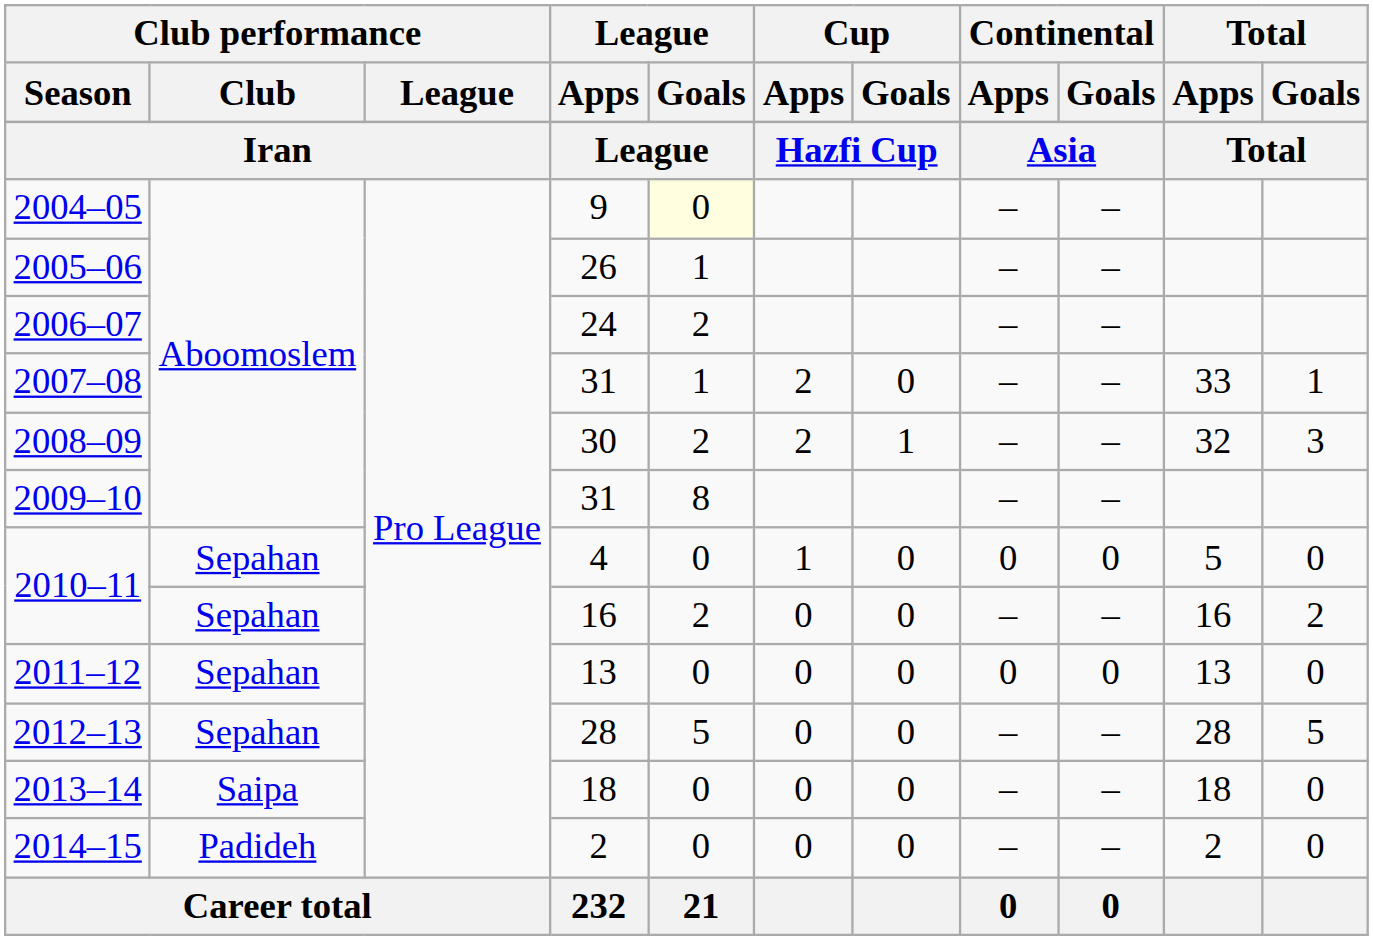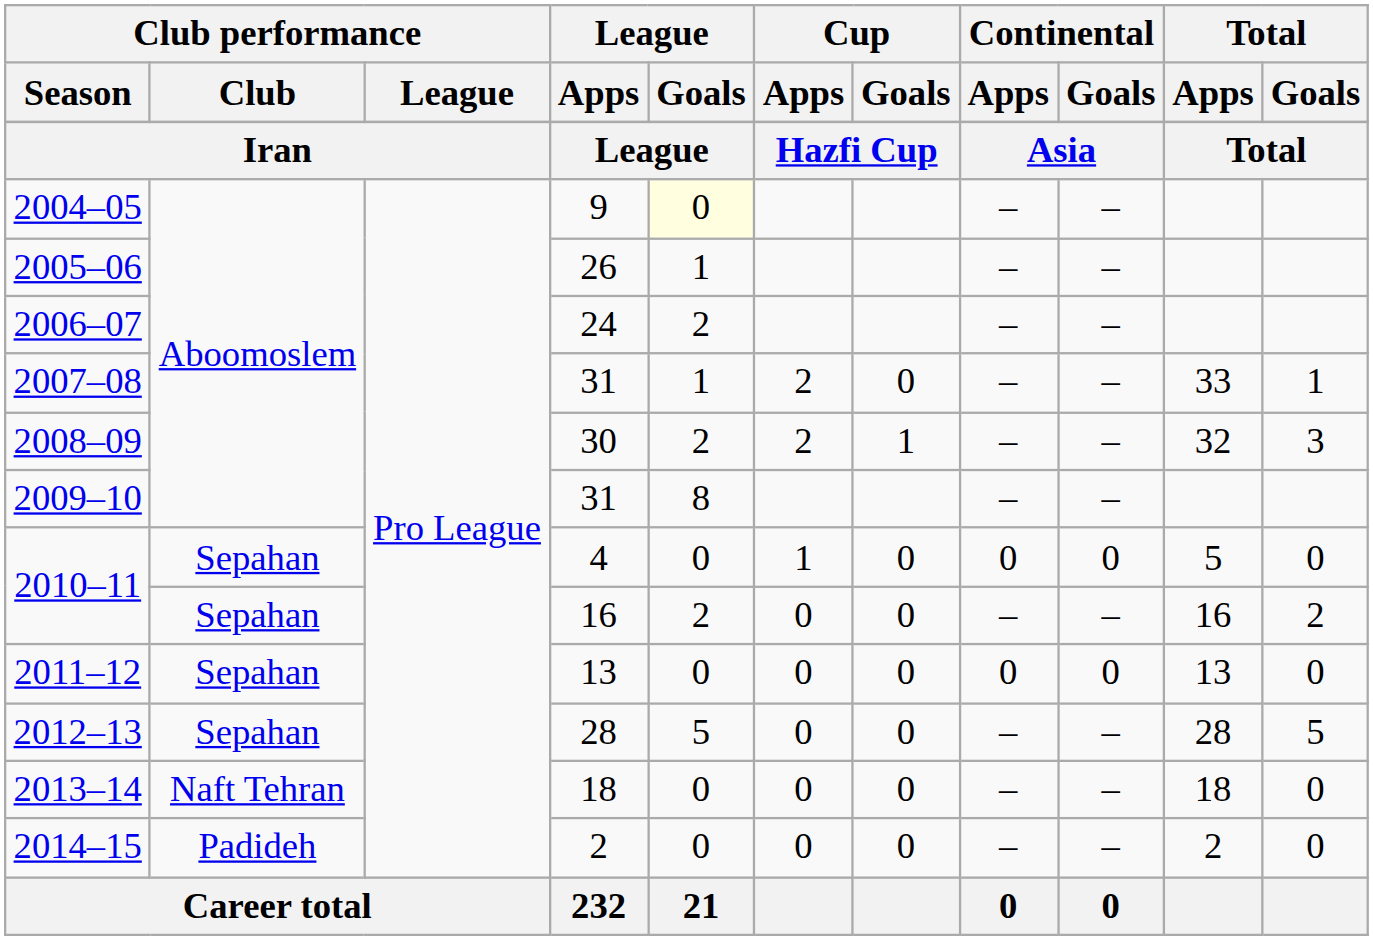(257, 788) Saipa -> (257, 788) Naft Tehran
